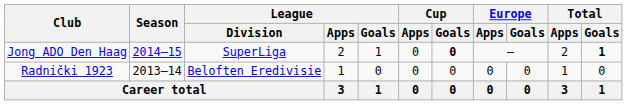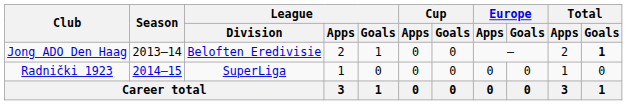(157, 52) 2014–15 -> (157, 52) 2013–14
(254, 52) SuperLiga -> (254, 52) Beloften Eredivisie
(453, 52) bold -> (453, 52) normal
(157, 71) 2013–14 -> (157, 71) 2014–15
(254, 71) Beloften Eredivisie -> (254, 71) SuperLiga
